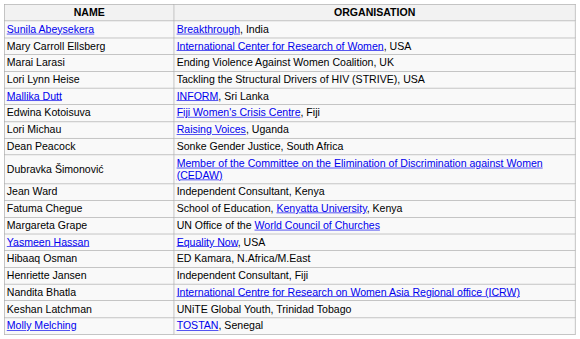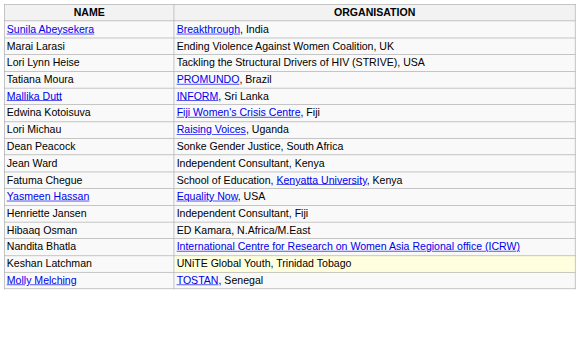- row: (56, 46)
+ row: (40, 79)
- row: (55, 169)
- row: (47, 225)
rows swapped: (47, 275) <-> (42, 259)
(264, 309) no background -> (264, 264) lightyellow background
